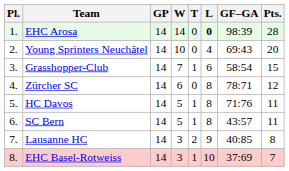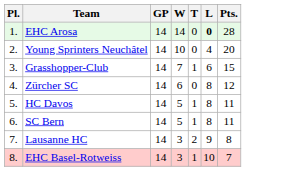- column: (239, 13)
